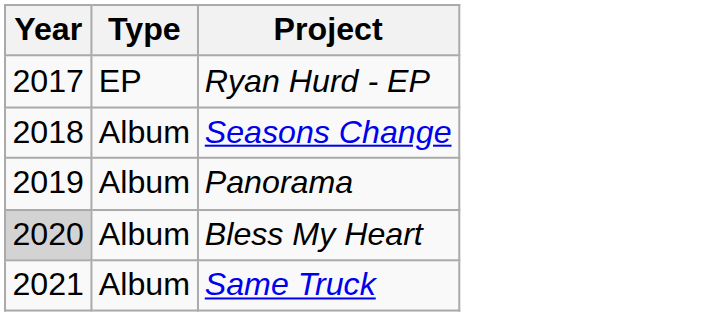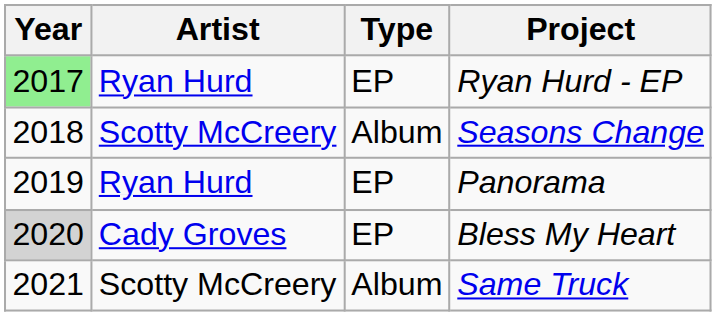+ column: (218, 30)
(48, 81) no background -> (48, 81) lightgreen background
(144, 183) Album -> (373, 183) EP
(144, 234) Album -> (373, 234) EP
